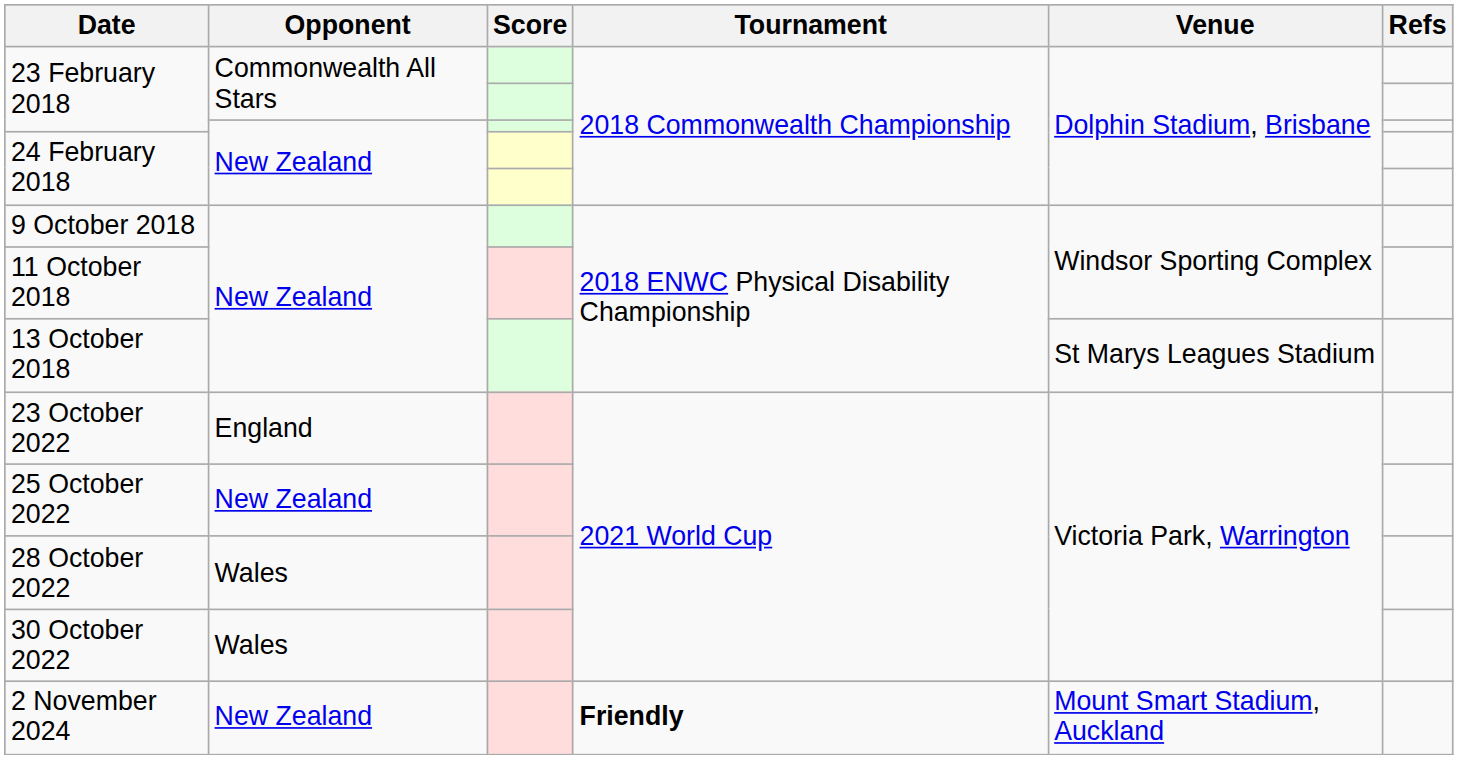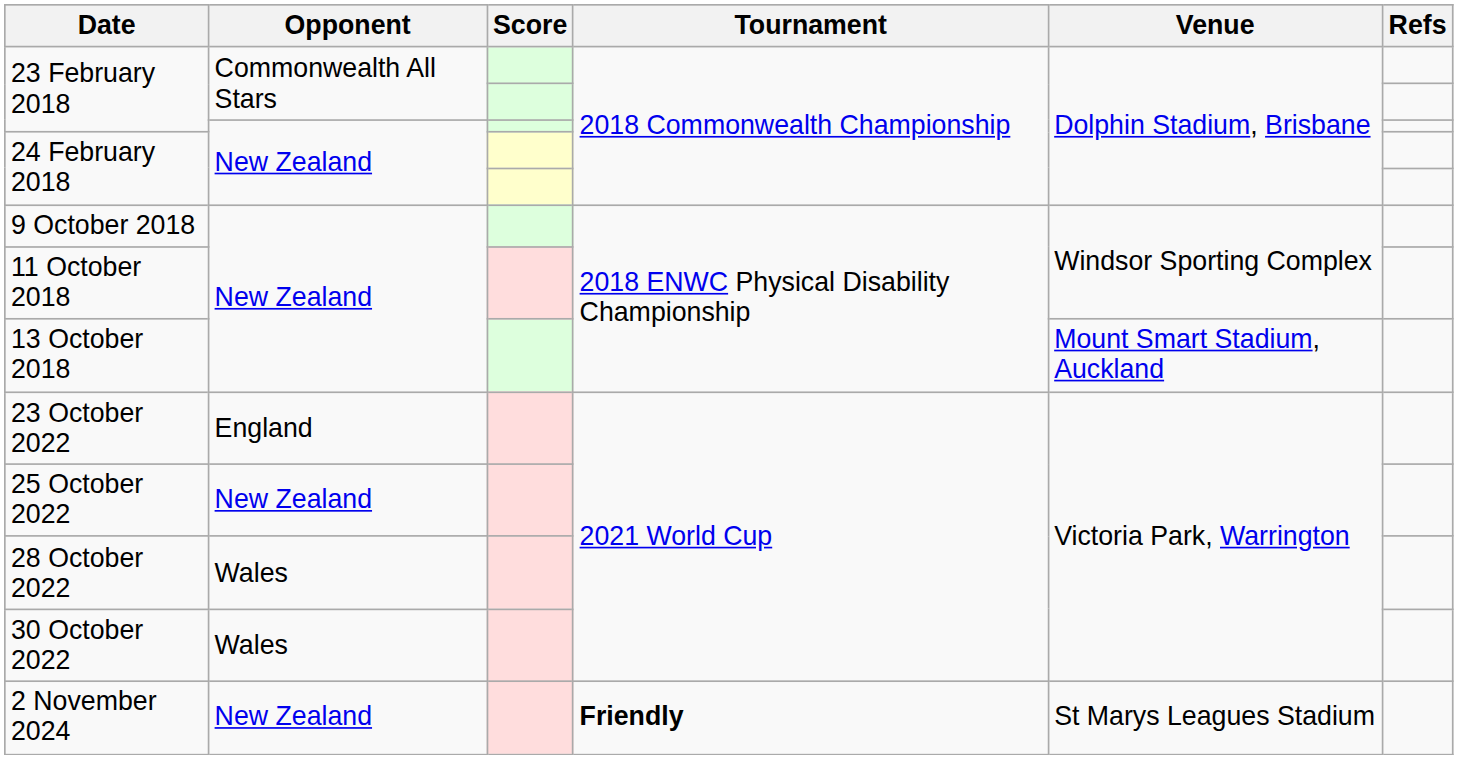(1215, 355) St Marys Leagues Stadium -> (1187, 355) Mount Smart Stadium, Auckland
(1187, 717) Mount Smart Stadium, Auckland -> (1215, 717) St Marys Leagues Stadium
